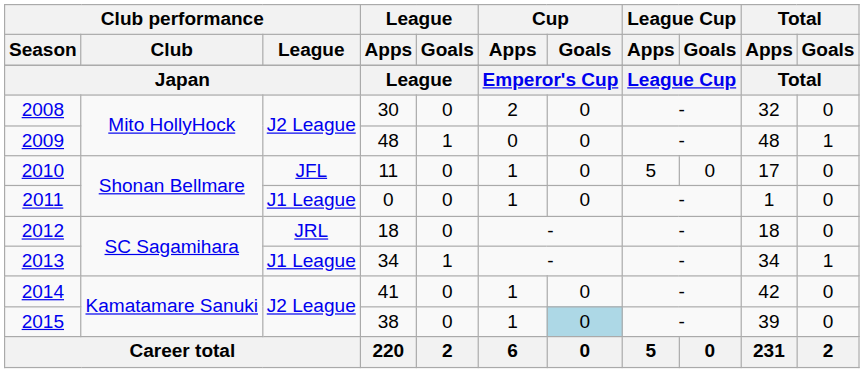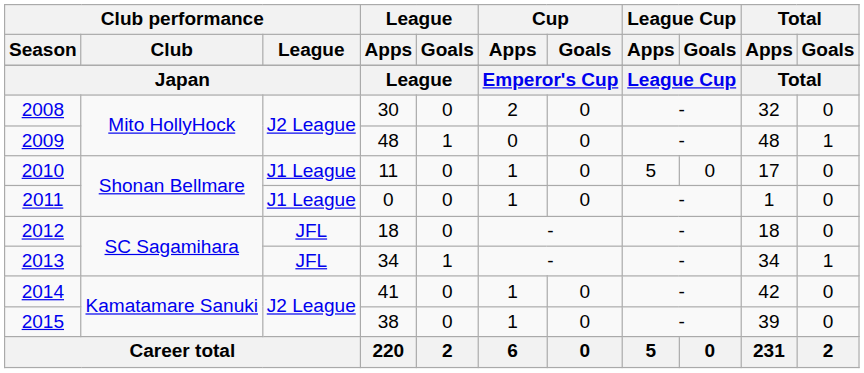(311, 170) JFL -> (311, 170) J1 League
(311, 230) JRL -> (311, 230) JFL
(311, 261) J1 League -> (311, 261) JFL
(585, 321) lightblue background -> (585, 321) no background
